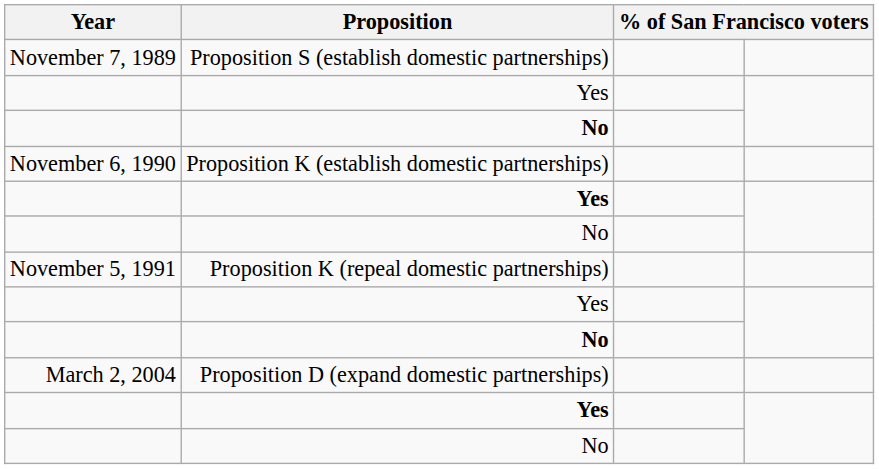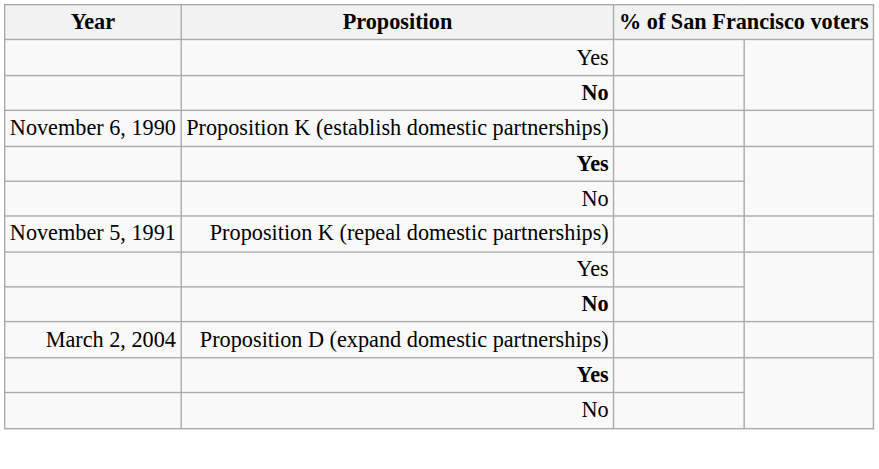- row: (93, 57)
